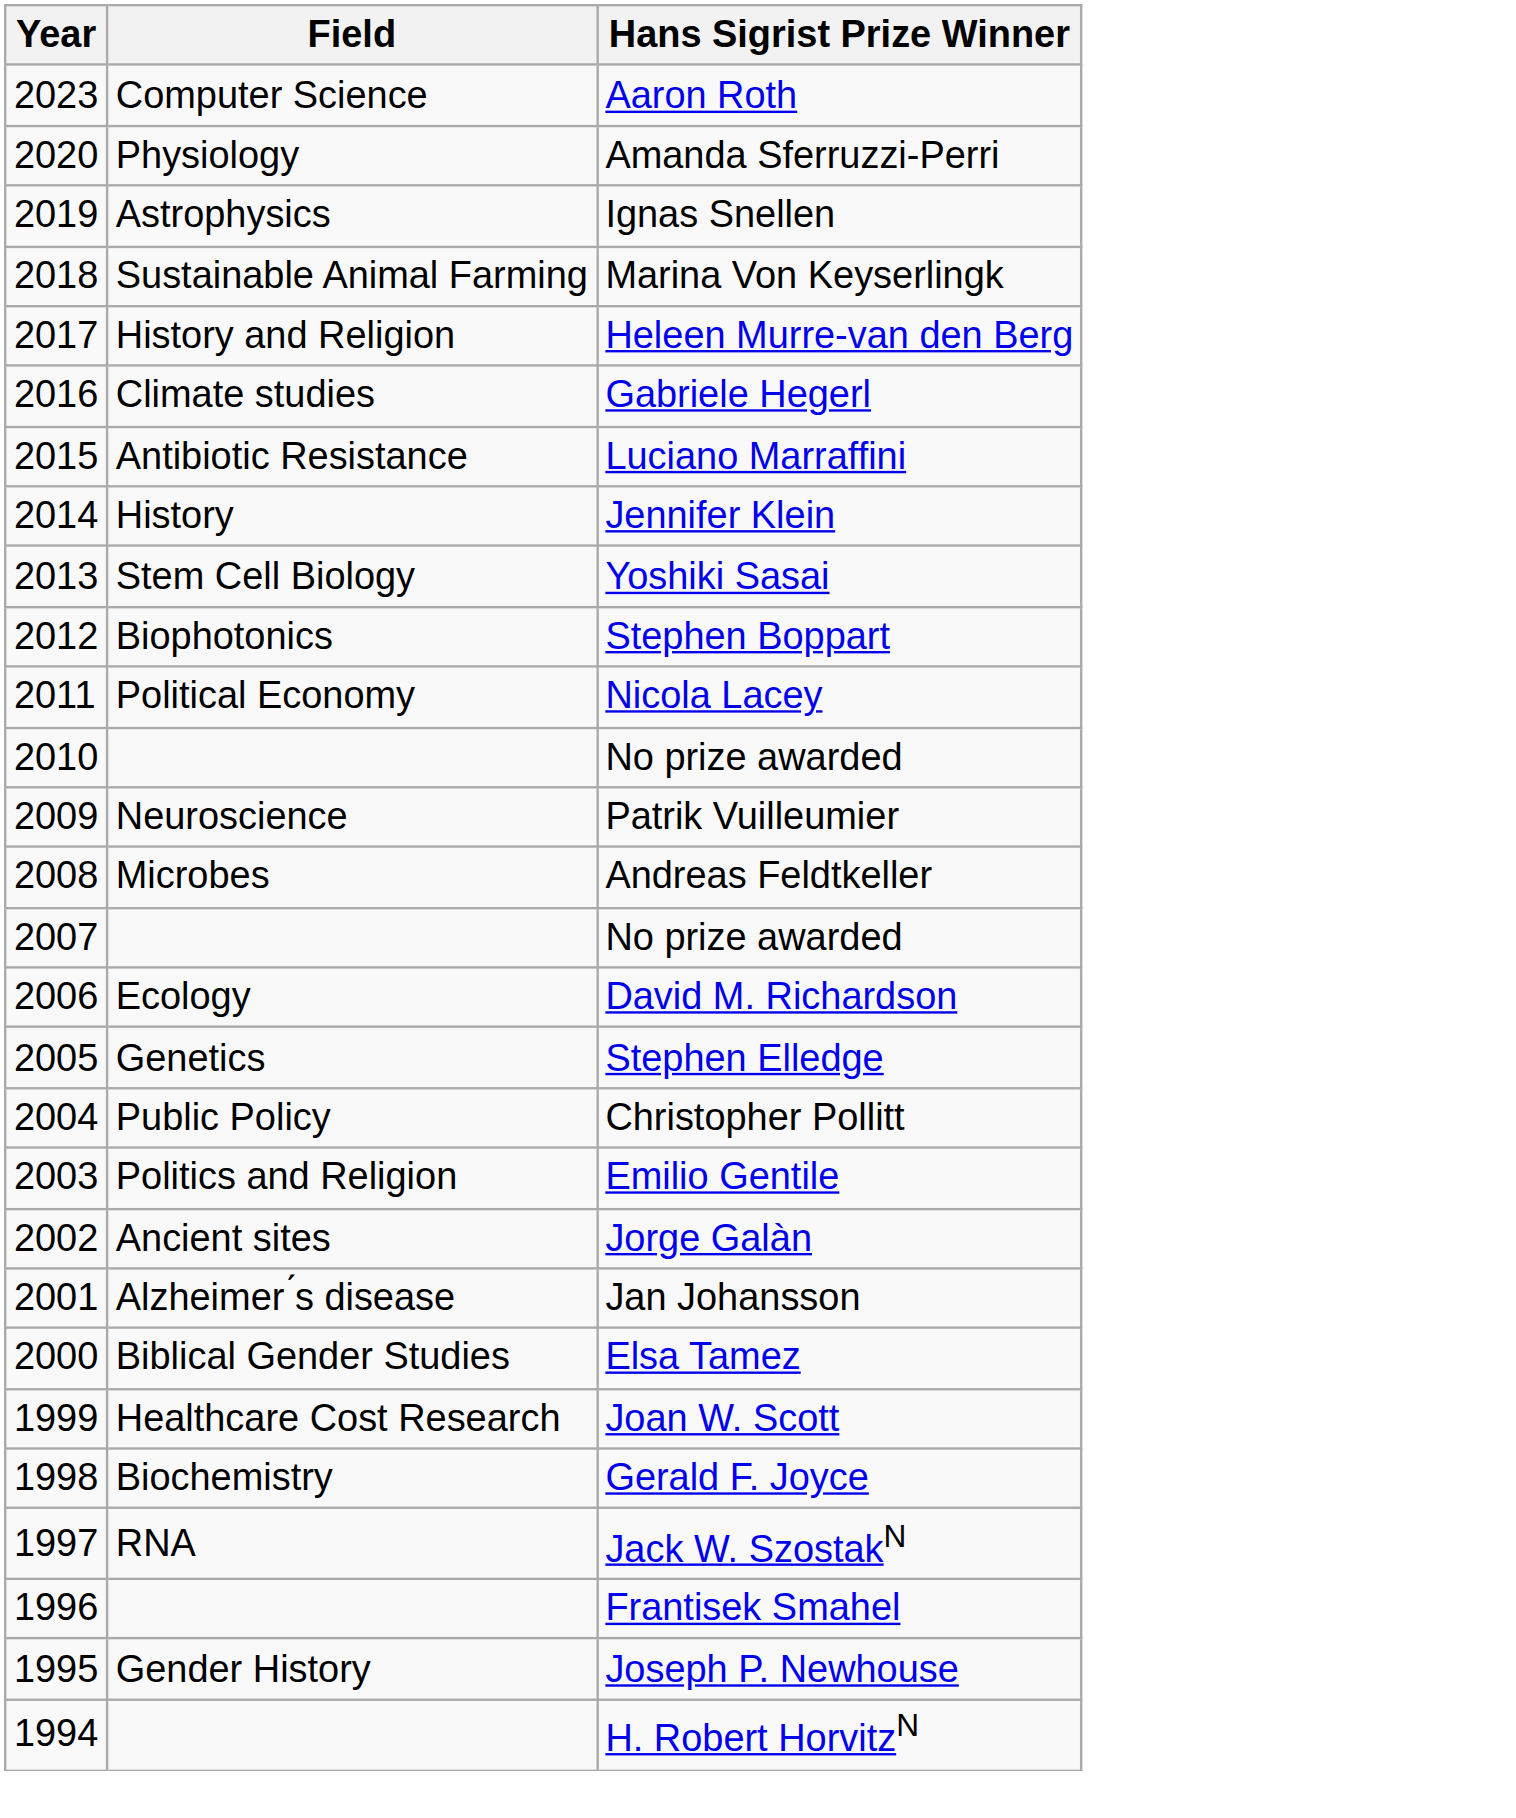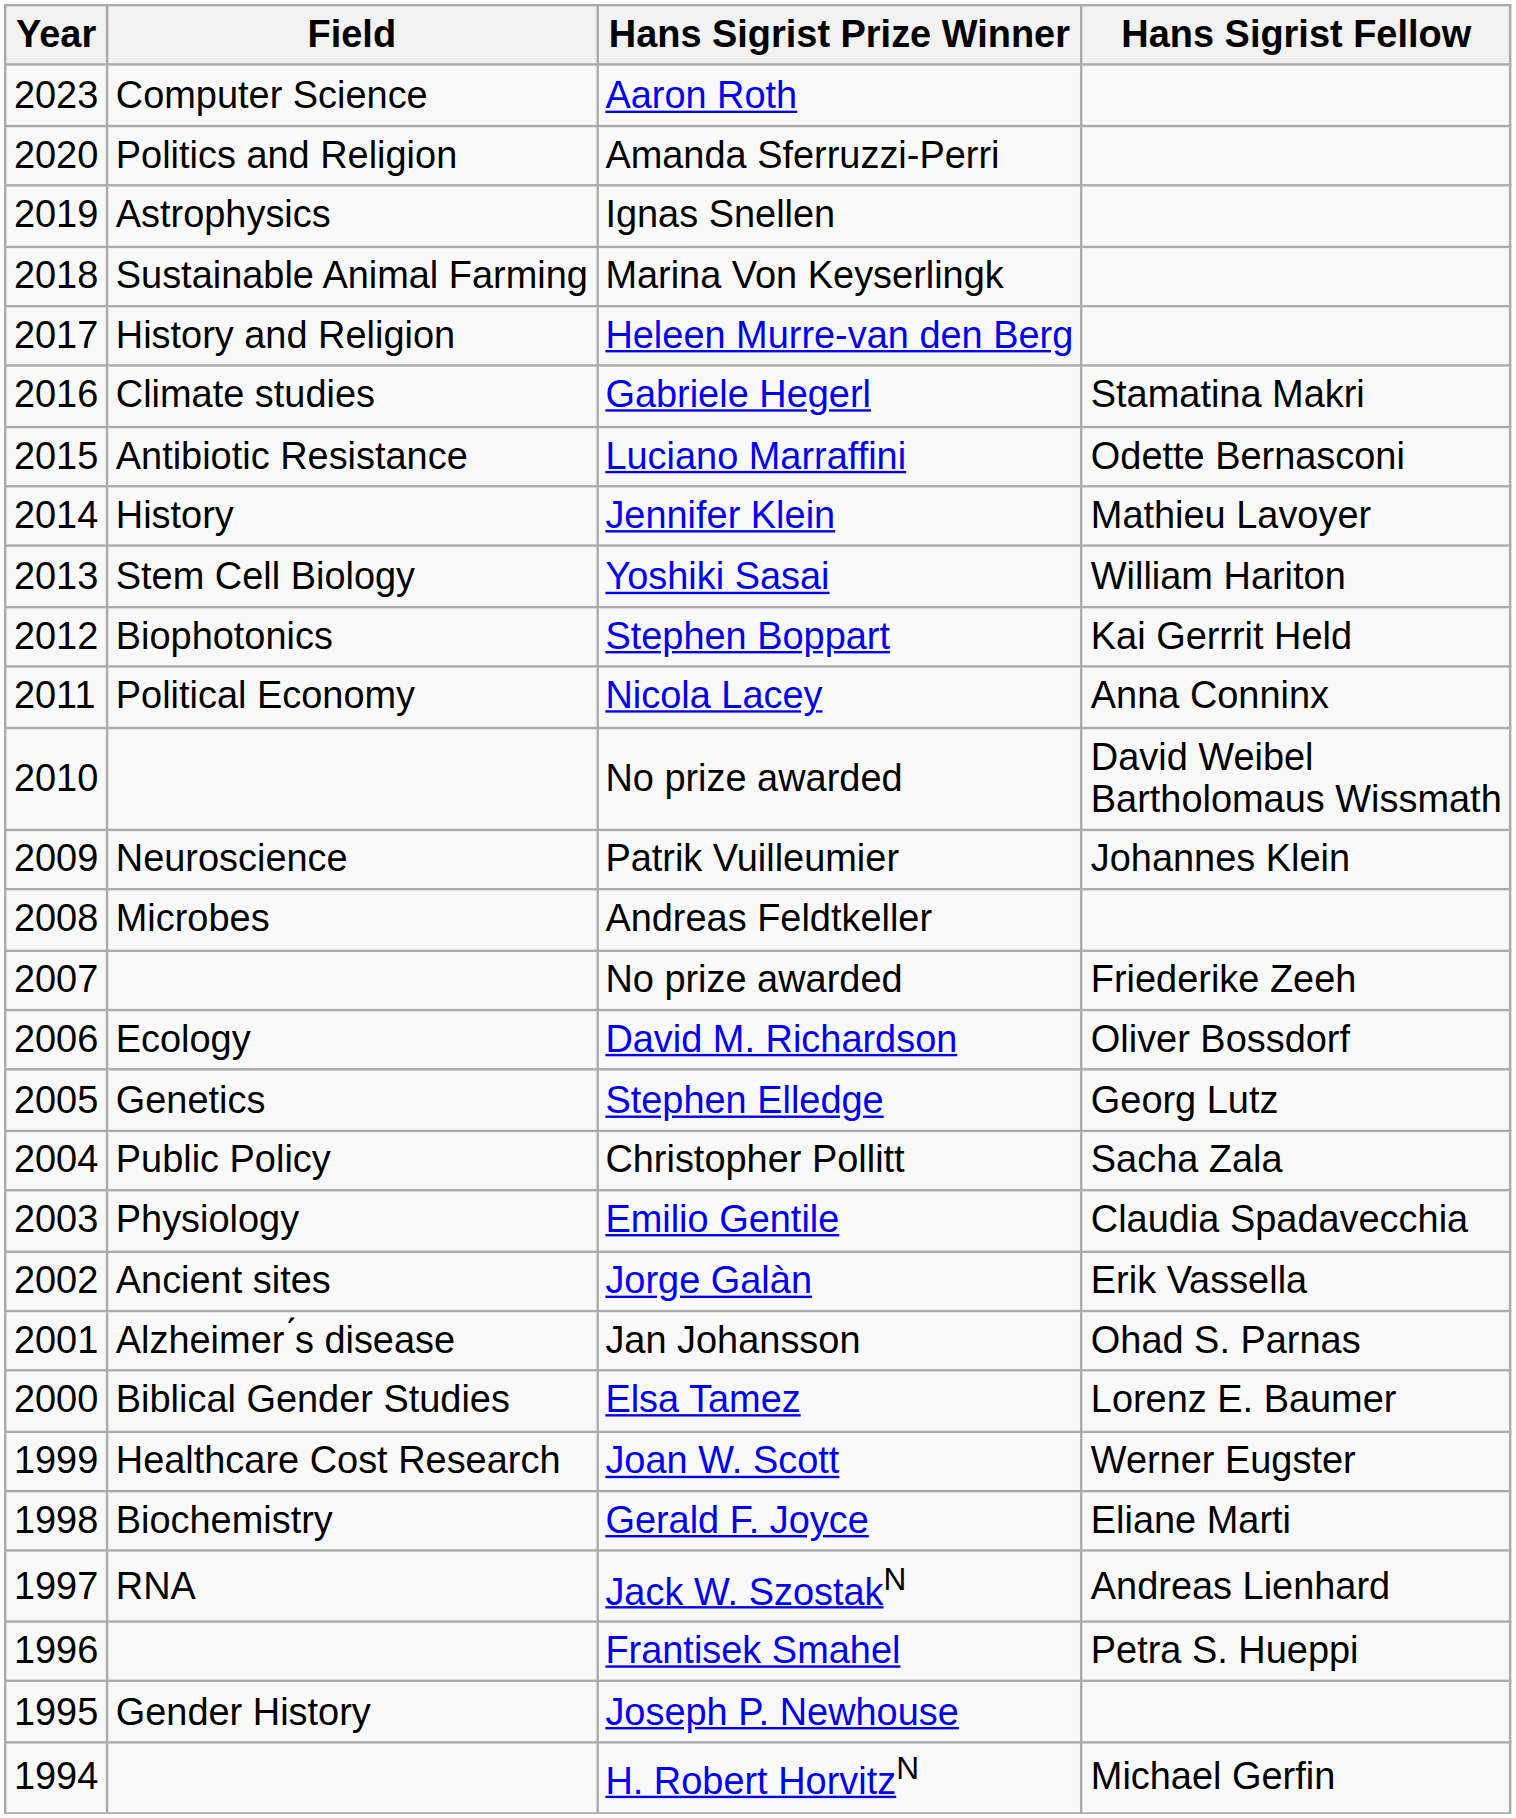+ column: (1296, 34)
(207, 154) Physiology -> (286, 154) Politics and Religion
(286, 1177) Politics and Religion -> (207, 1219) Physiology
